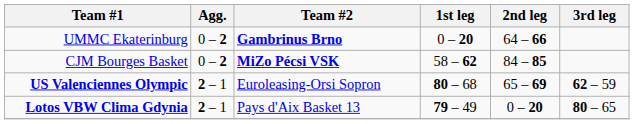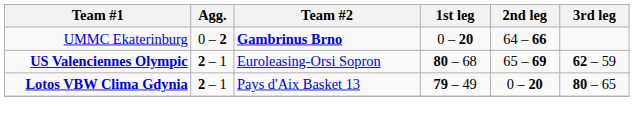- row: (127, 61)
